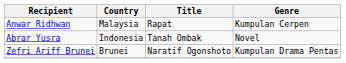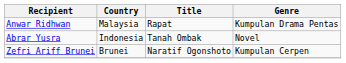(272, 24) Kumpulan Cerpen -> (287, 24) Kumpulan Drama Pentas
(287, 51) Kumpulan Drama Pentas -> (272, 51) Kumpulan Cerpen
